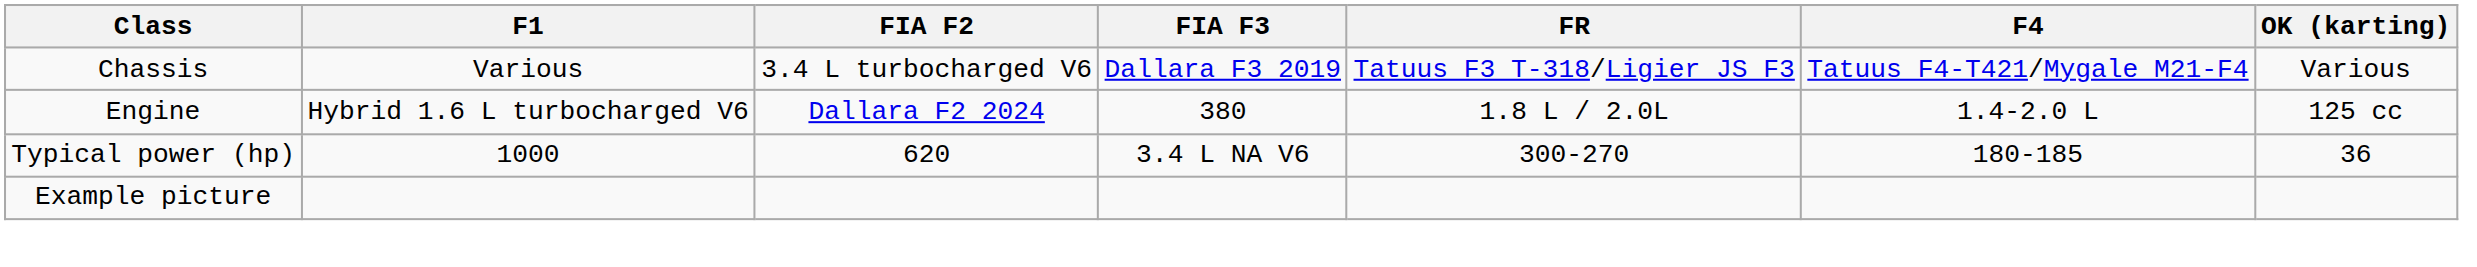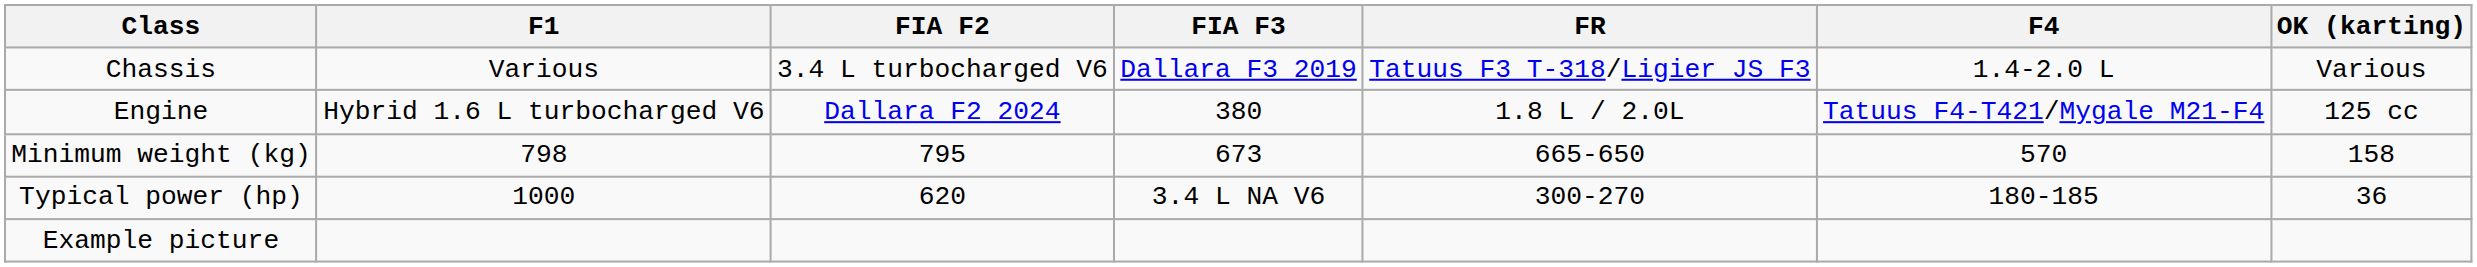(2028, 69) Tatuus F4-T421/Mygale M21-F4 -> (2044, 69) 1.4-2.0 L
(2028, 112) 1.4-2.0 L -> (2044, 112) Tatuus F4-T421/Mygale M21-F4
+ row: (161, 155)
